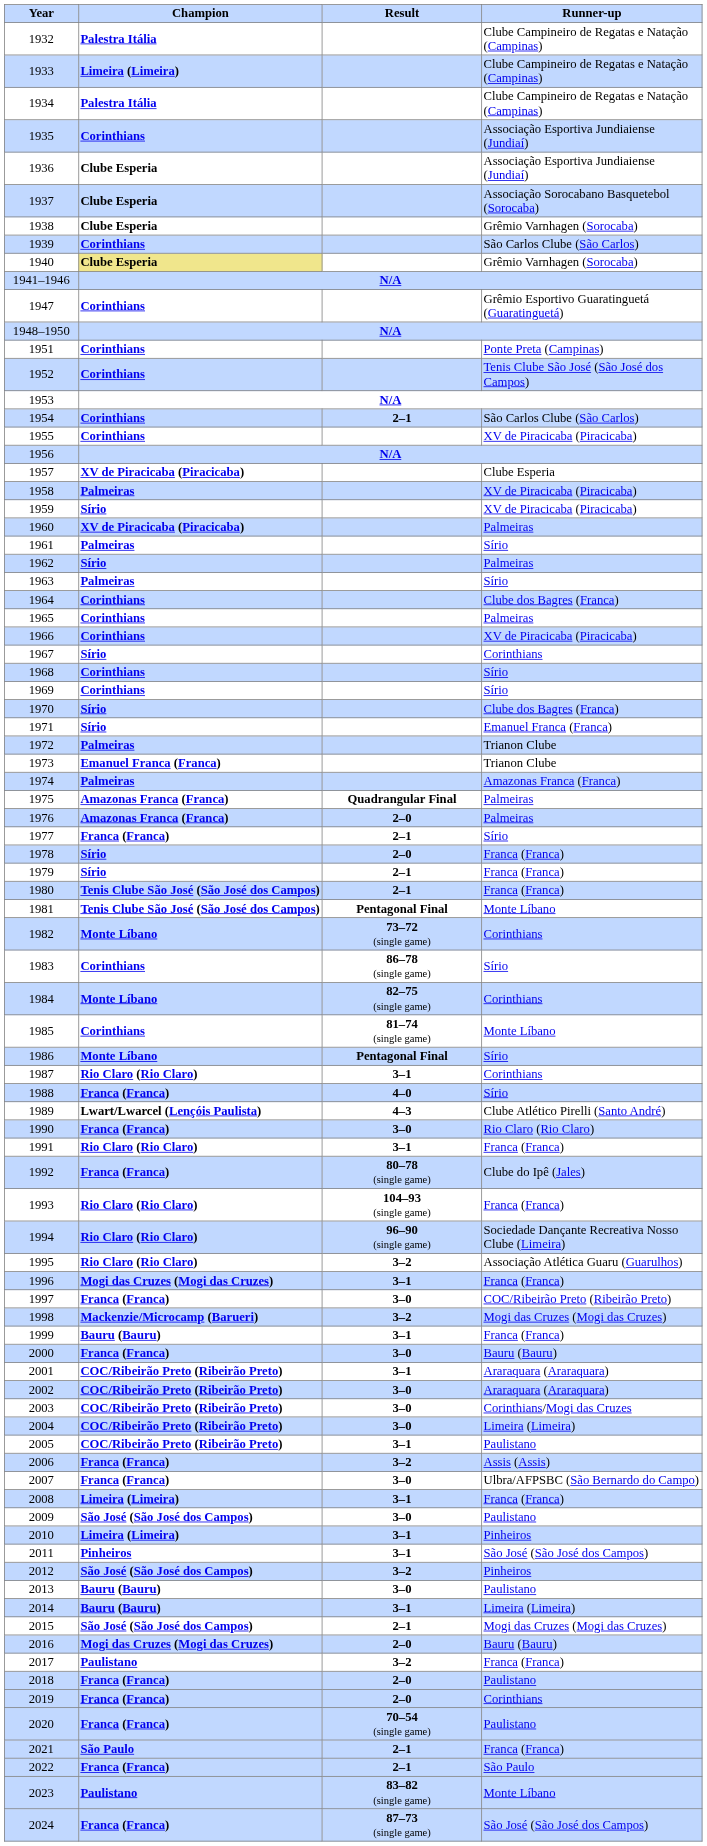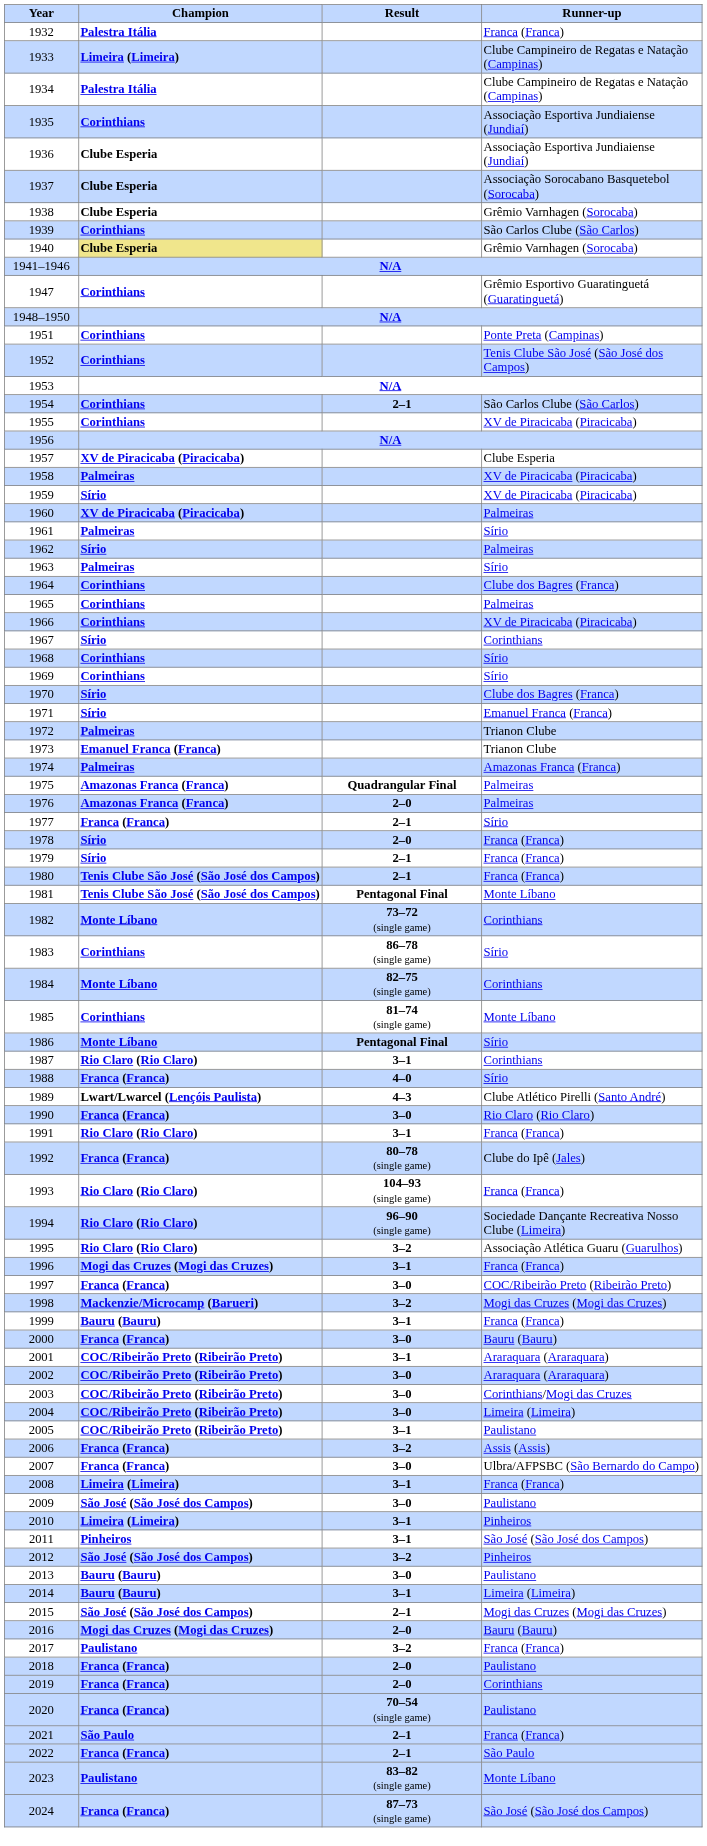(586, 38) Clube Campineiro de Regatas e Natação (Campinas) -> (524, 31) Franca (Franca)
